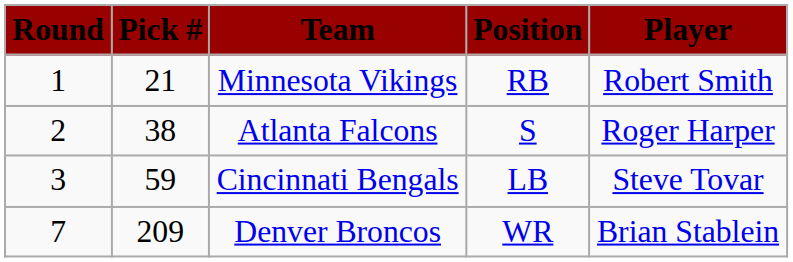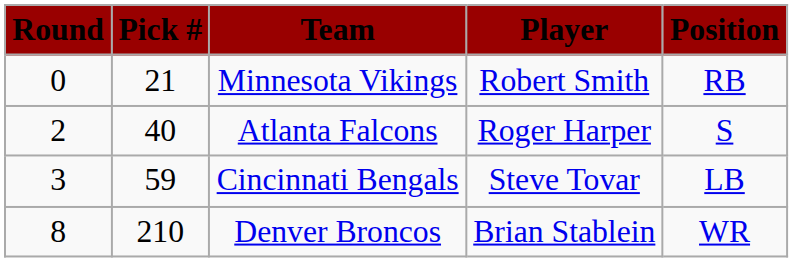columns swapped: (688, 29) <-> (528, 29)
(58, 79) 1 -> (58, 79) 0
(160, 130) 38 -> (160, 130) 40
(58, 230) 7 -> (58, 230) 8
(160, 230) 209 -> (160, 230) 210
